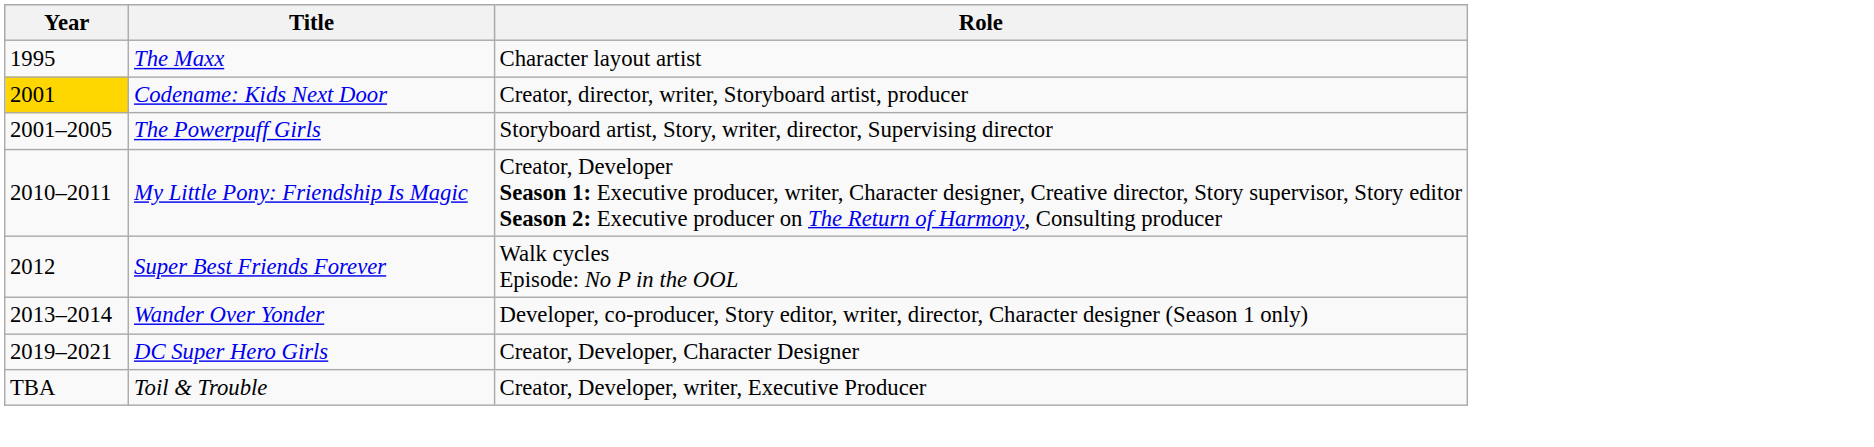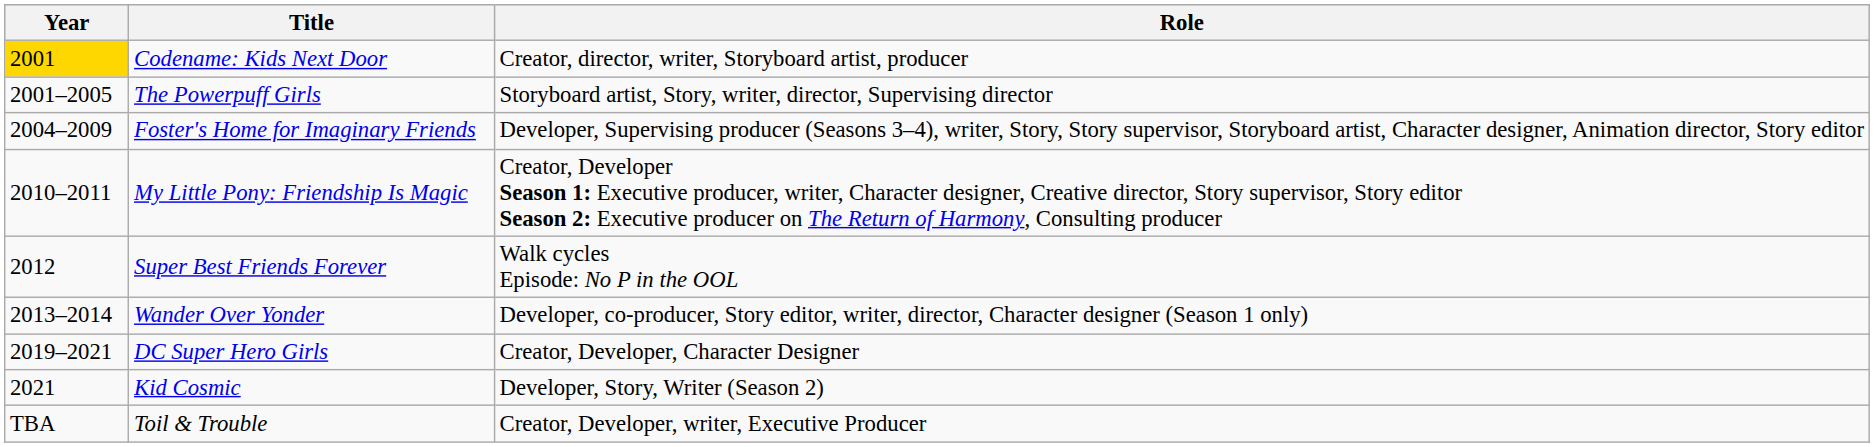- row: (179, 58)
+ row: (305, 130)
+ row: (187, 387)
